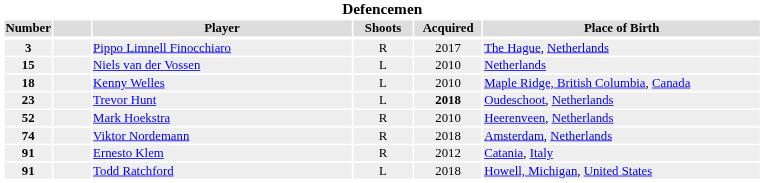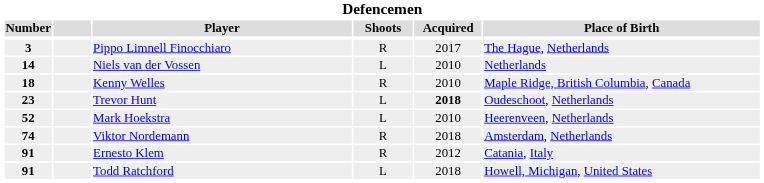(28, 65) 15 -> (28, 65) 14
(383, 82) L -> (383, 82) R
(383, 118) R -> (383, 118) L
